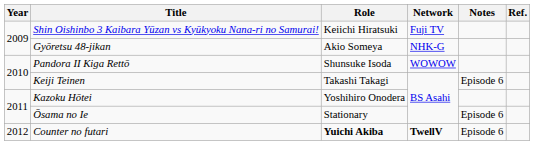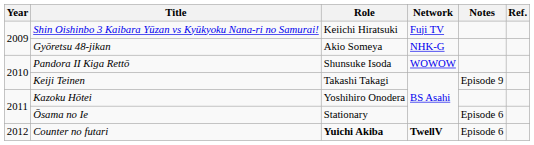(482, 81) Episode 6 -> (482, 81) Episode 9
